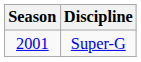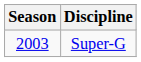(32, 43) 2001 -> (32, 43) 2003
